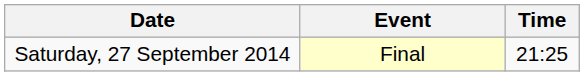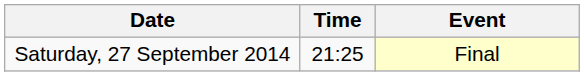columns swapped: (542, 20) <-> (403, 20)
